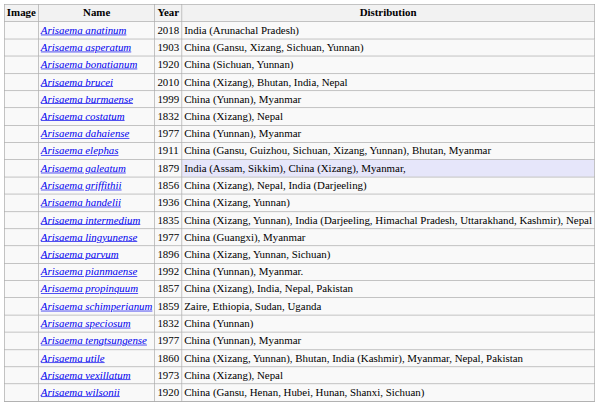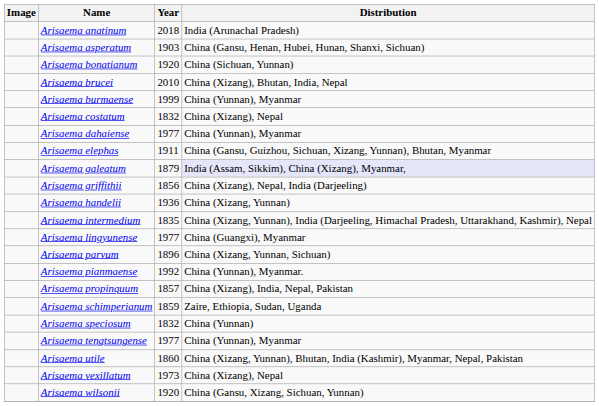(274, 47) China (Gansu, Xizang, Sichuan, Yunnan) -> (304, 47) China (Gansu, Henan, Hubei, Hunan, Shanxi, Sichuan)
(304, 392) China (Gansu, Henan, Hubei, Hunan, Shanxi, Sichuan) -> (274, 392) China (Gansu, Xizang, Sichuan, Yunnan)
